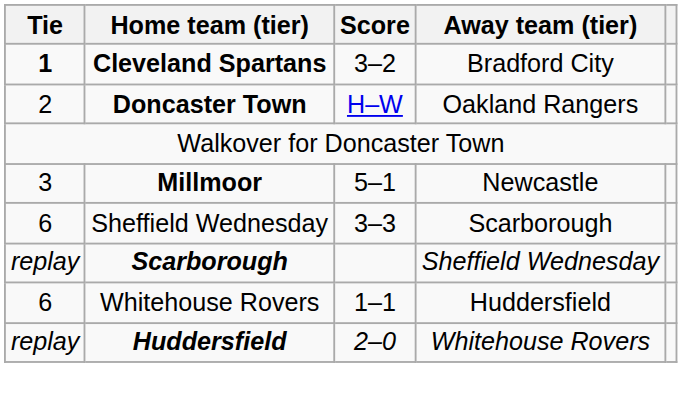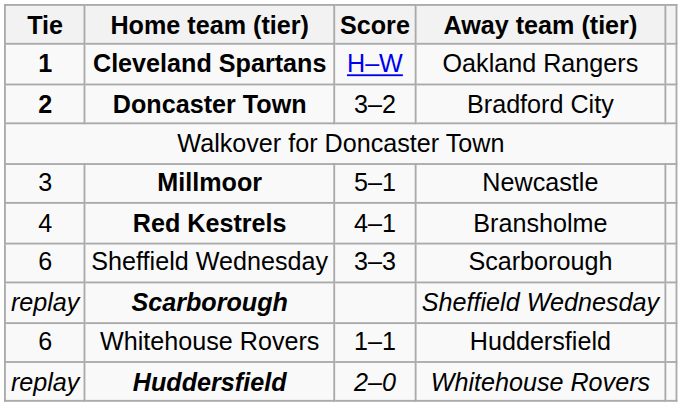(375, 64) 3–2 -> (375, 64) H–W
(540, 64) Bradford City -> (540, 64) Oakland Rangers
(45, 104) normal -> (45, 104) bold
(375, 104) H–W -> (375, 104) 3–2
(540, 104) Oakland Rangers -> (540, 104) Bradford City
+ row: (210, 223)
